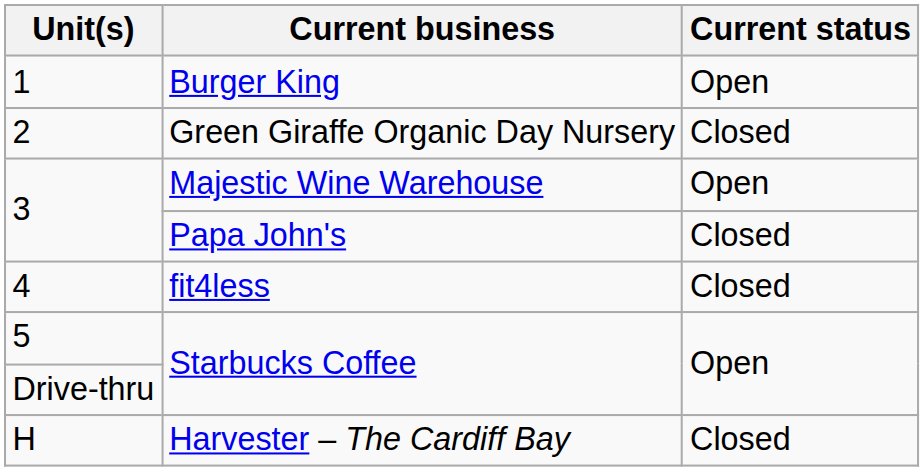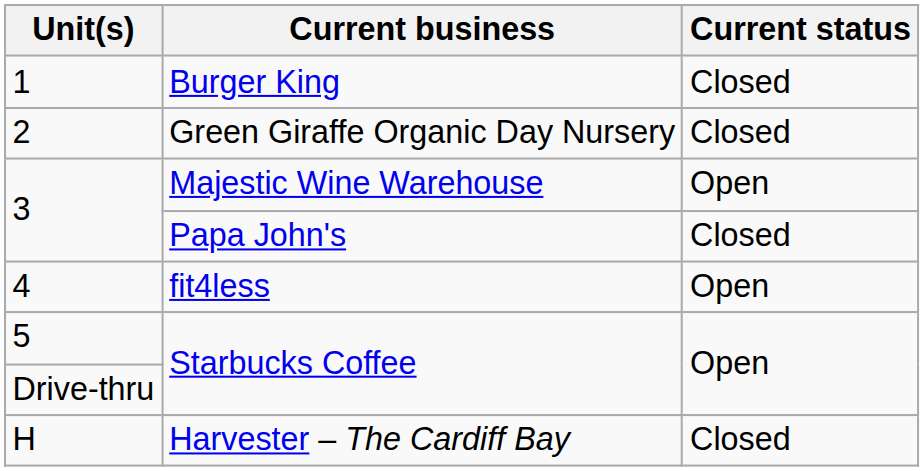(730, 81) Open -> (740, 81) Closed
(740, 286) Closed -> (730, 286) Open
